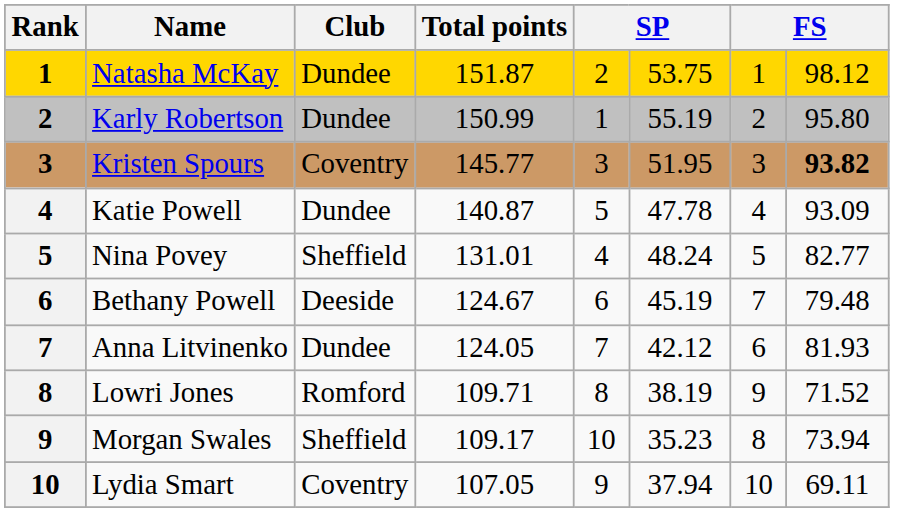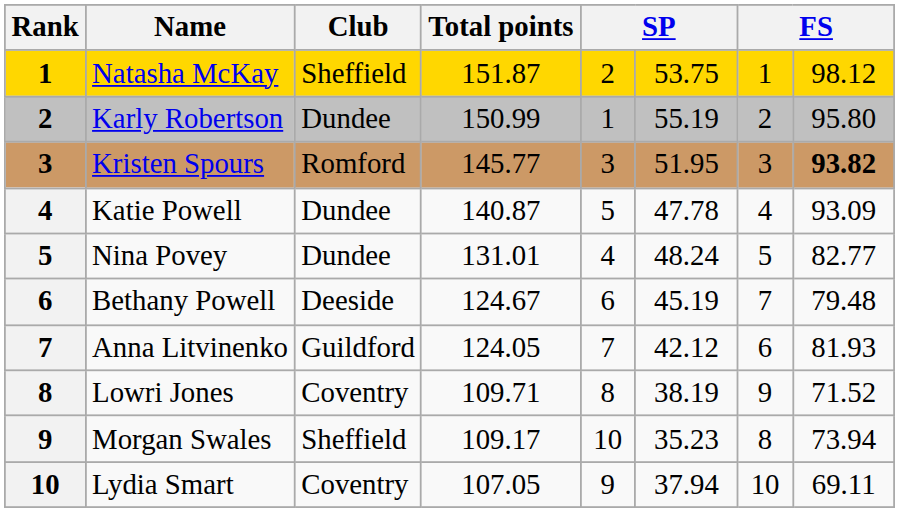(346, 73) Dundee -> (354, 73) Sheffield
(355, 164) Coventry -> (353, 164) Romford
(354, 255) Sheffield -> (346, 255) Dundee
(346, 347) Dundee -> (358, 347) Guildford
(353, 392) Romford -> (355, 392) Coventry
